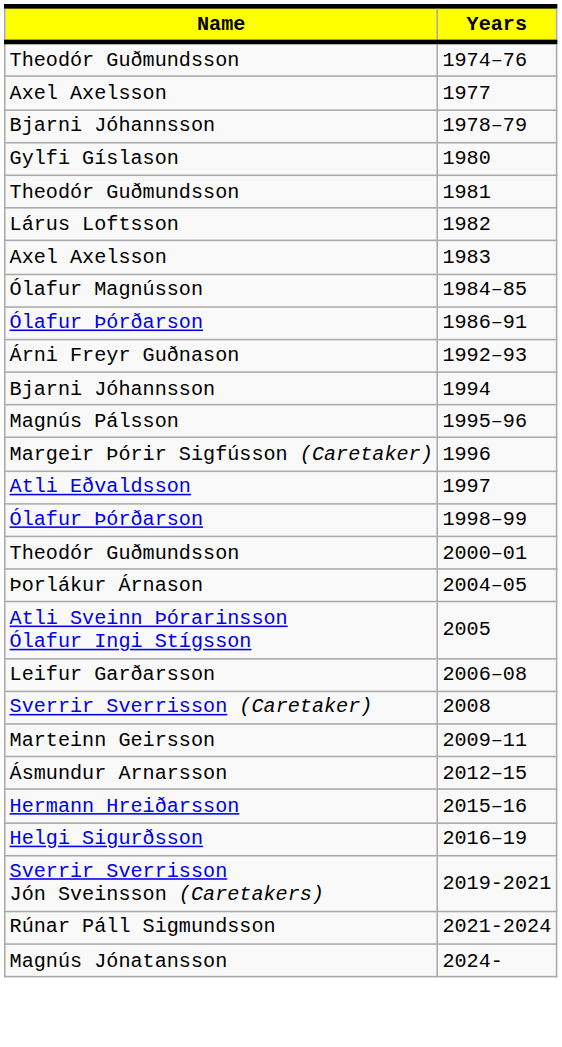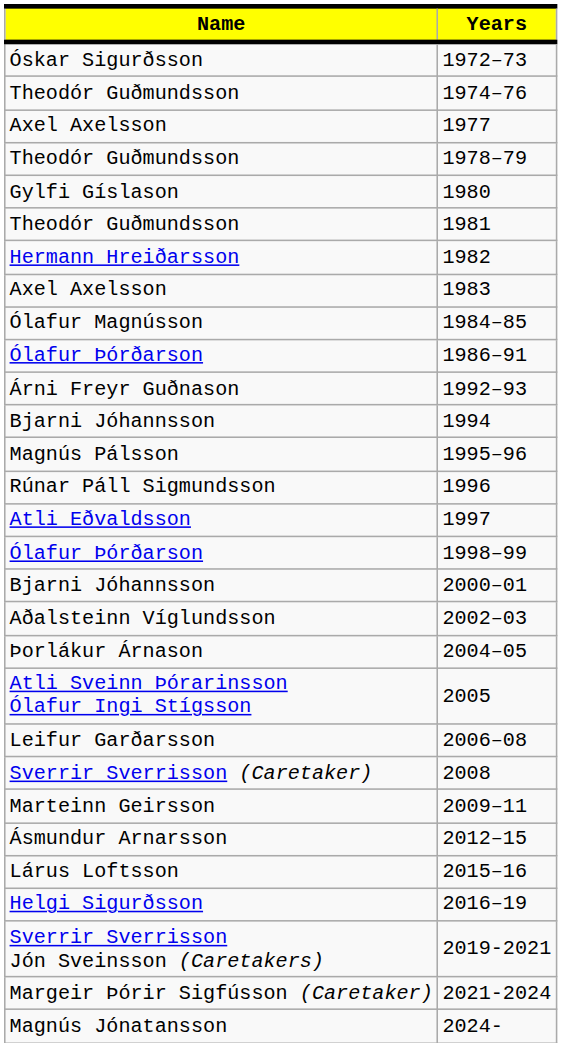+ row: (485, 60)
(112, 126) Bjarni Jóhannsson -> (124, 159) Theodór Guðmundsson
(94, 224) Lárus Loftsson -> (124, 257) Hermann Hreiðarsson
(221, 454) Margeir Þórir Sigfússon (Caretaker) -> (143, 487) Rúnar Páll Sigmundsson
(124, 553) Theodór Guðmundsson -> (112, 586) Bjarni Jóhannsson
+ row: (485, 619)
(124, 806) Hermann Hreiðarsson -> (94, 872) Lárus Loftsson
(143, 928) Rúnar Páll Sigmundsson -> (221, 993) Margeir Þórir Sigfússon (Caretaker)
